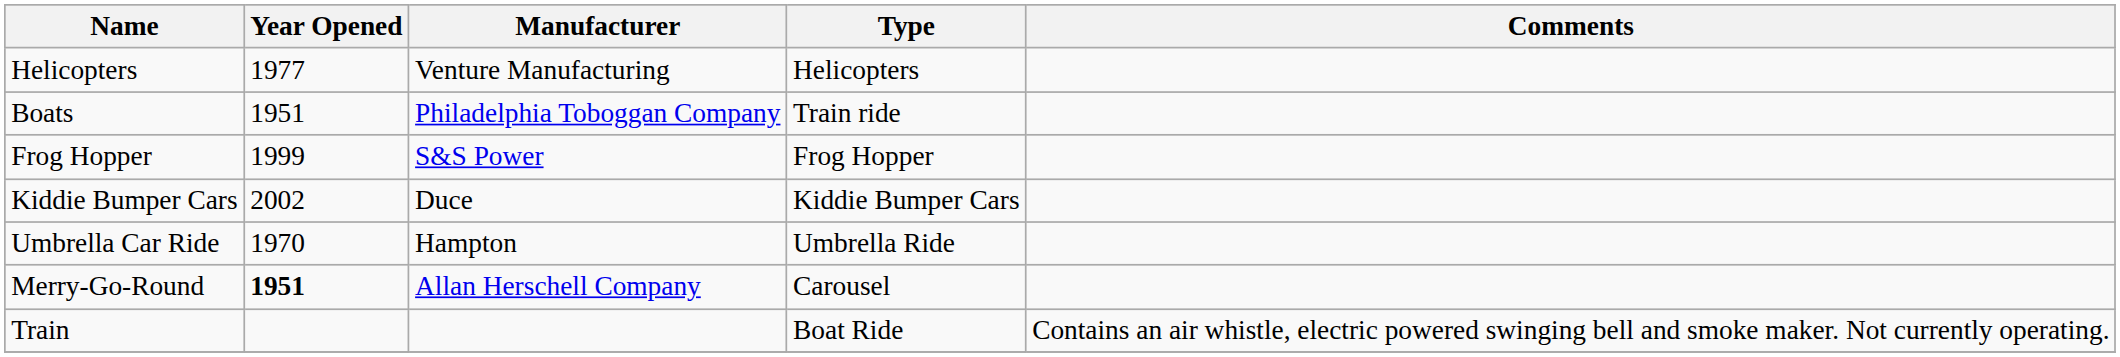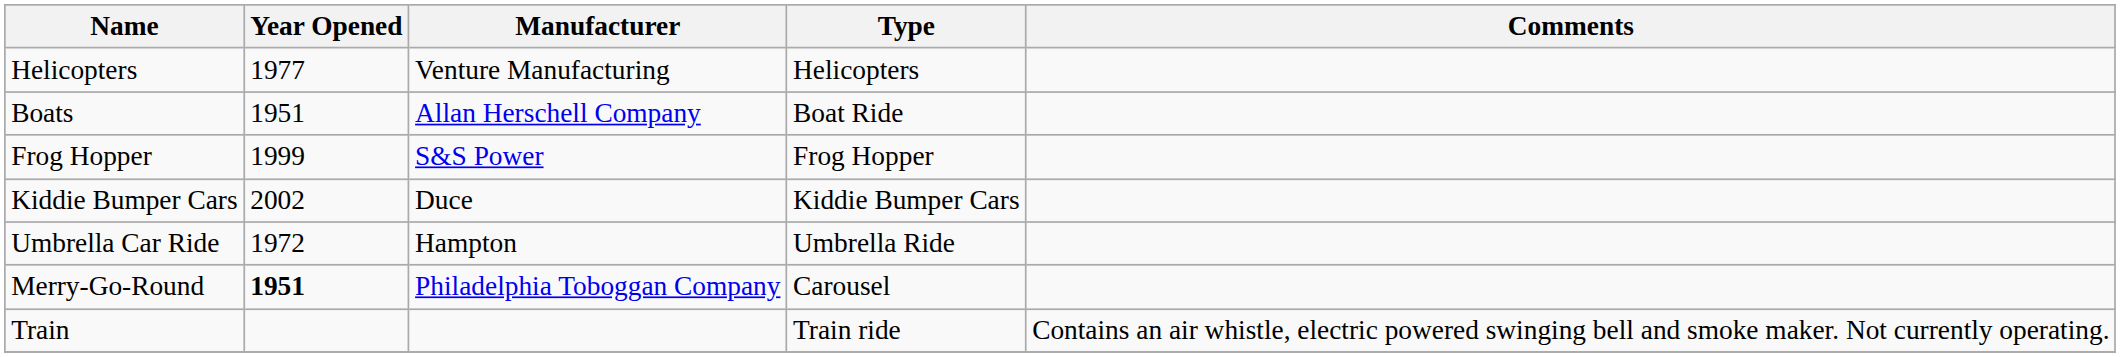(598, 112) Philadelphia Toboggan Company -> (558, 112) Allan Herschell Company
(847, 112) Train ride -> (848, 112) Boat Ride
(278, 243) 1970 -> (278, 243) 1972
(558, 286) Allan Herschell Company -> (598, 286) Philadelphia Toboggan Company
(848, 329) Boat Ride -> (847, 329) Train ride
